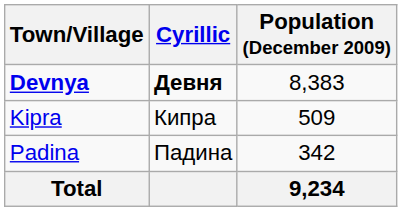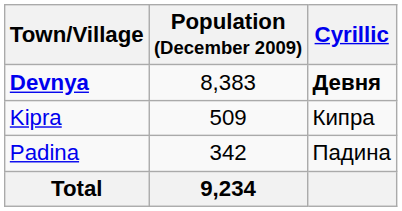columns swapped: (193, 34) <-> (317, 34)
